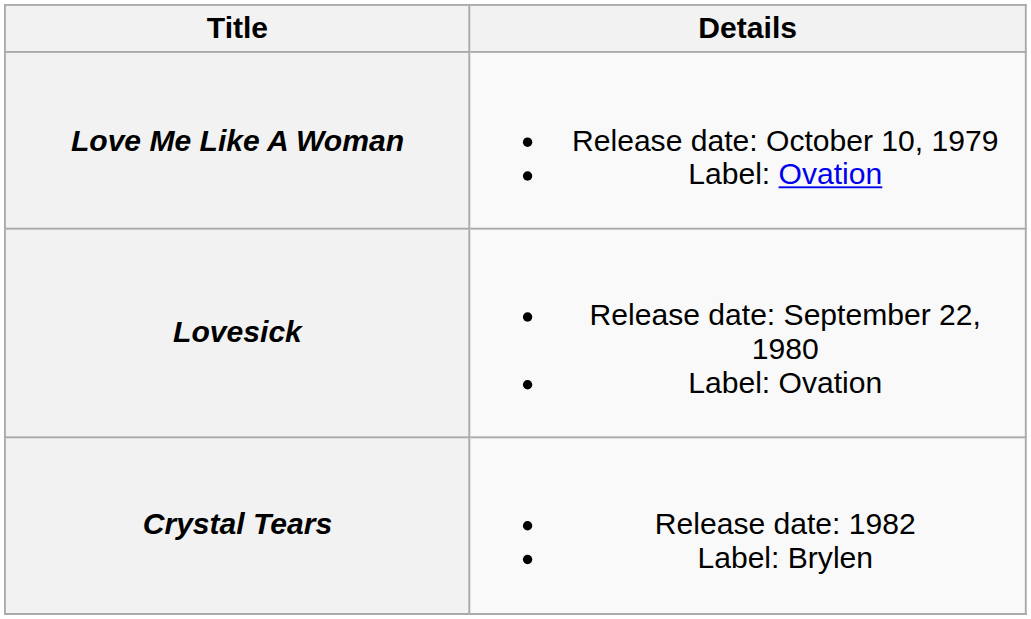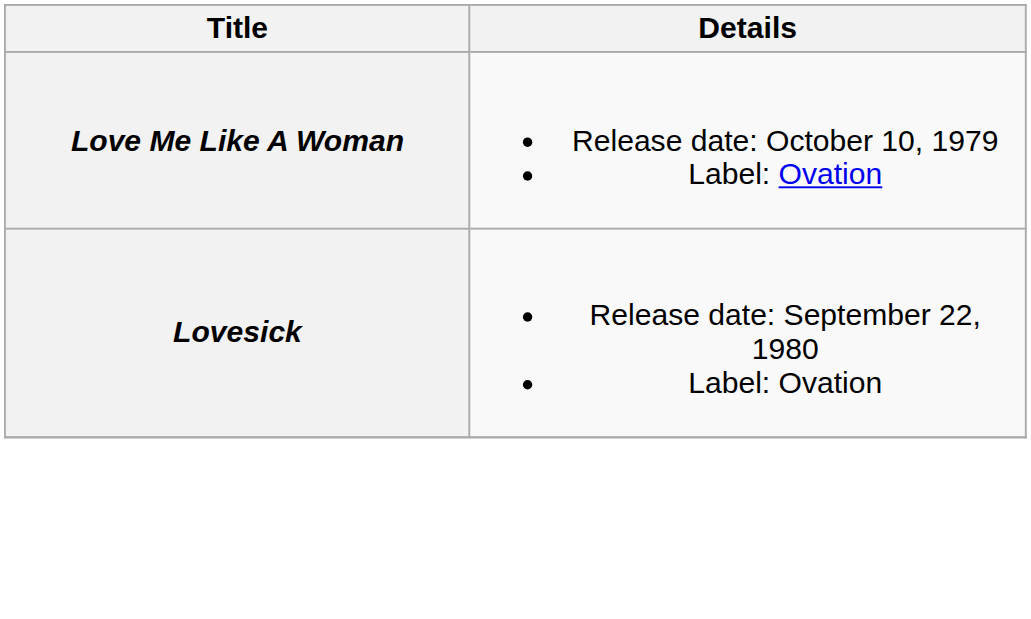- row: (237, 524)
